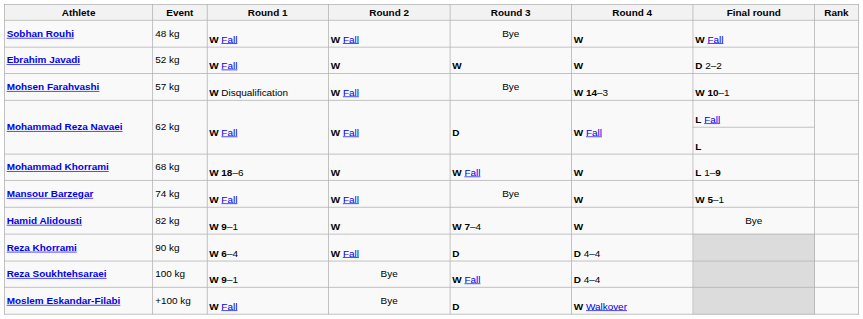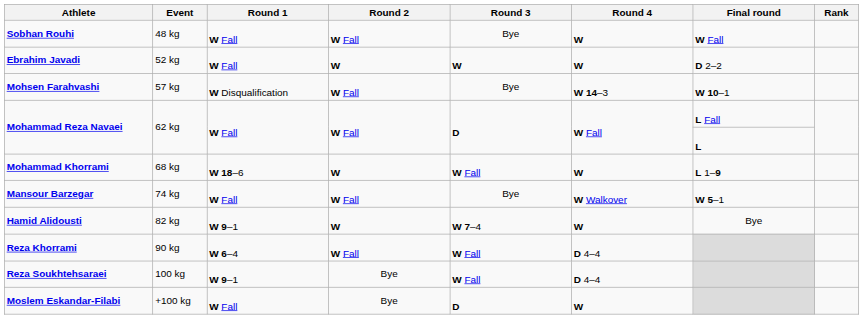(578, 200) W -> (600, 200) W Walkover
(456, 253) D -> (466, 253) W Fall
(600, 307) W Walkover -> (578, 307) W
